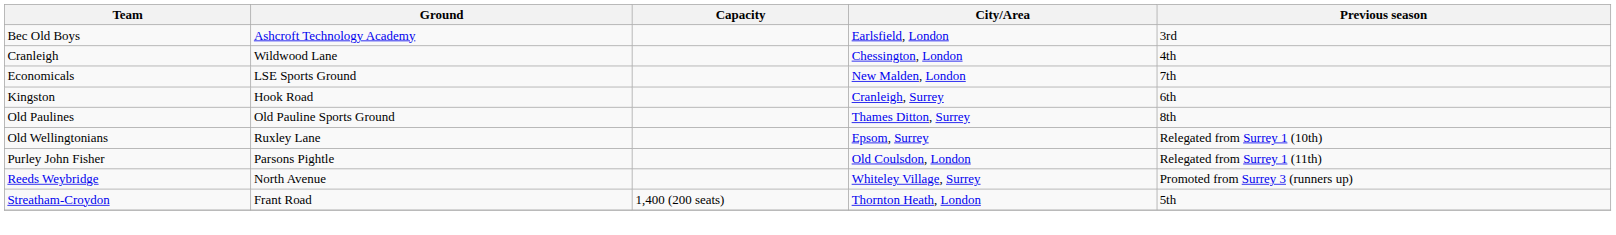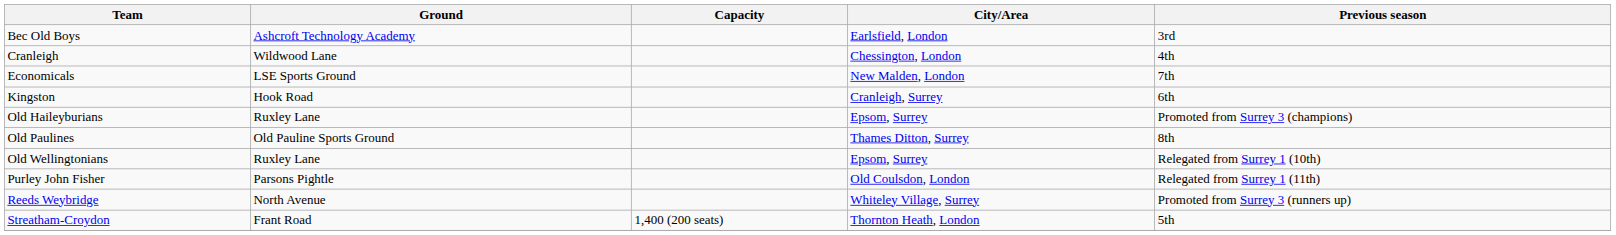+ row: (55, 117)
